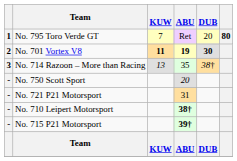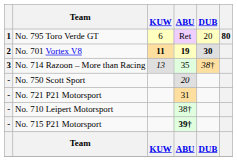(161, 36) 7 -> (161, 36) 6
(185, 109) bold -> (185, 109) normal
